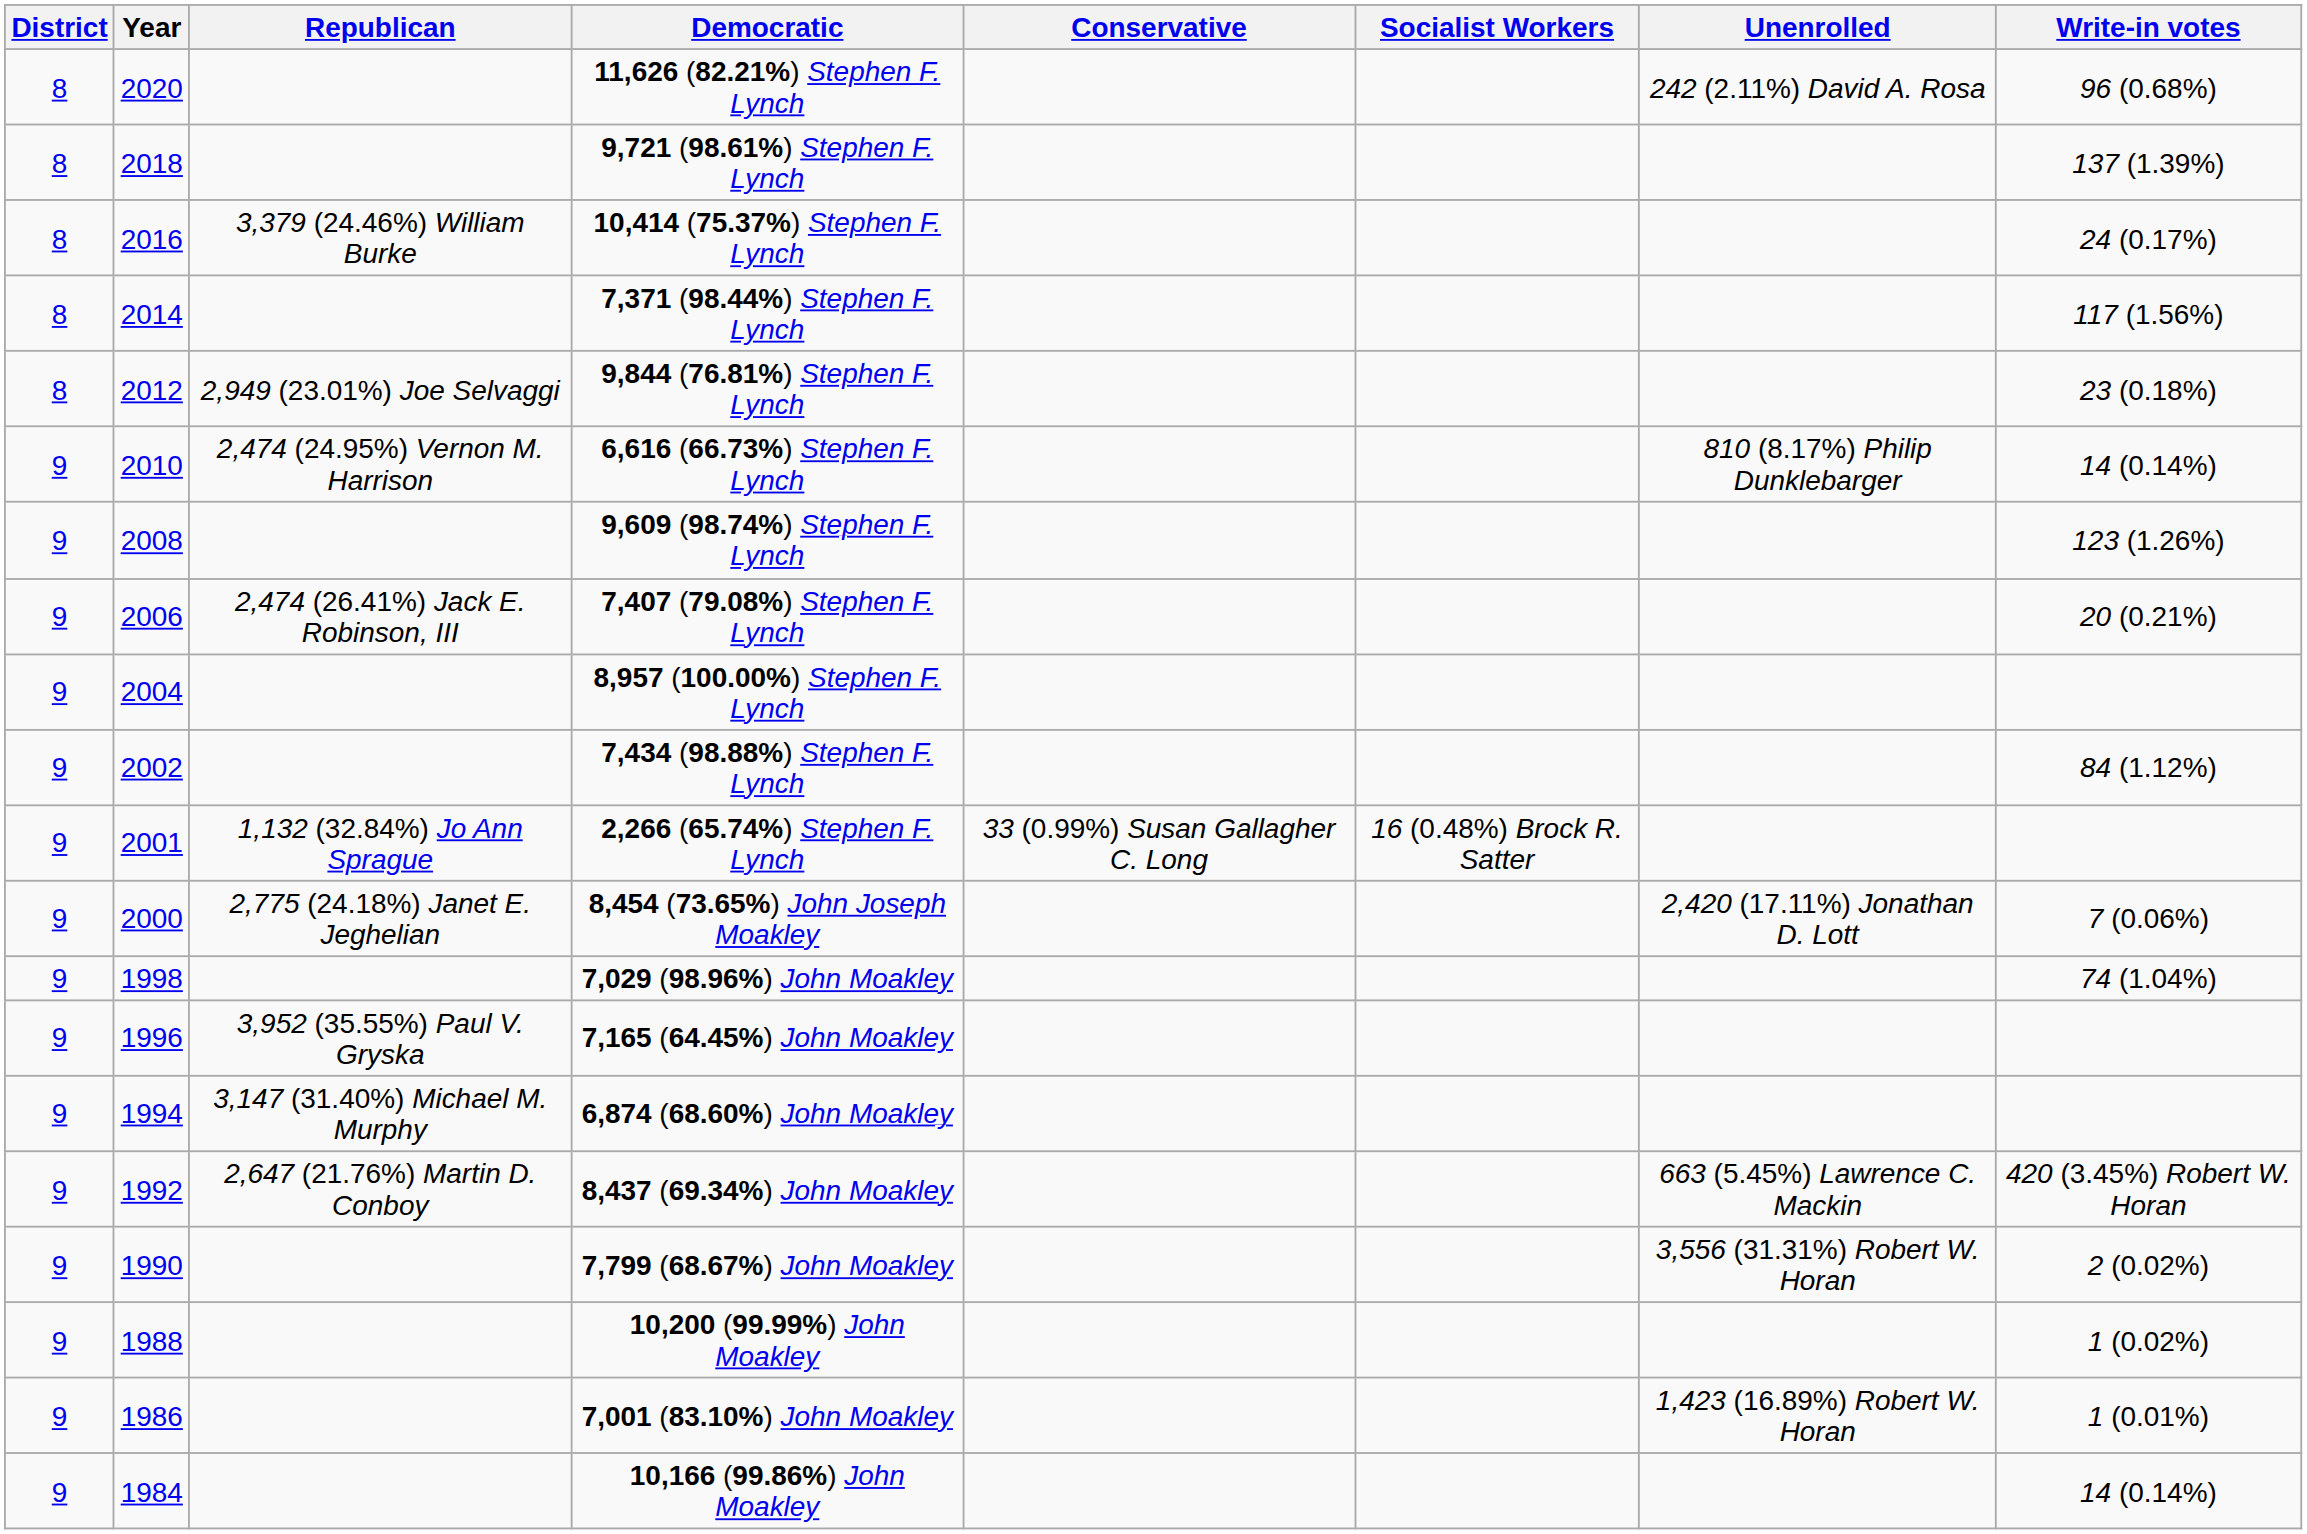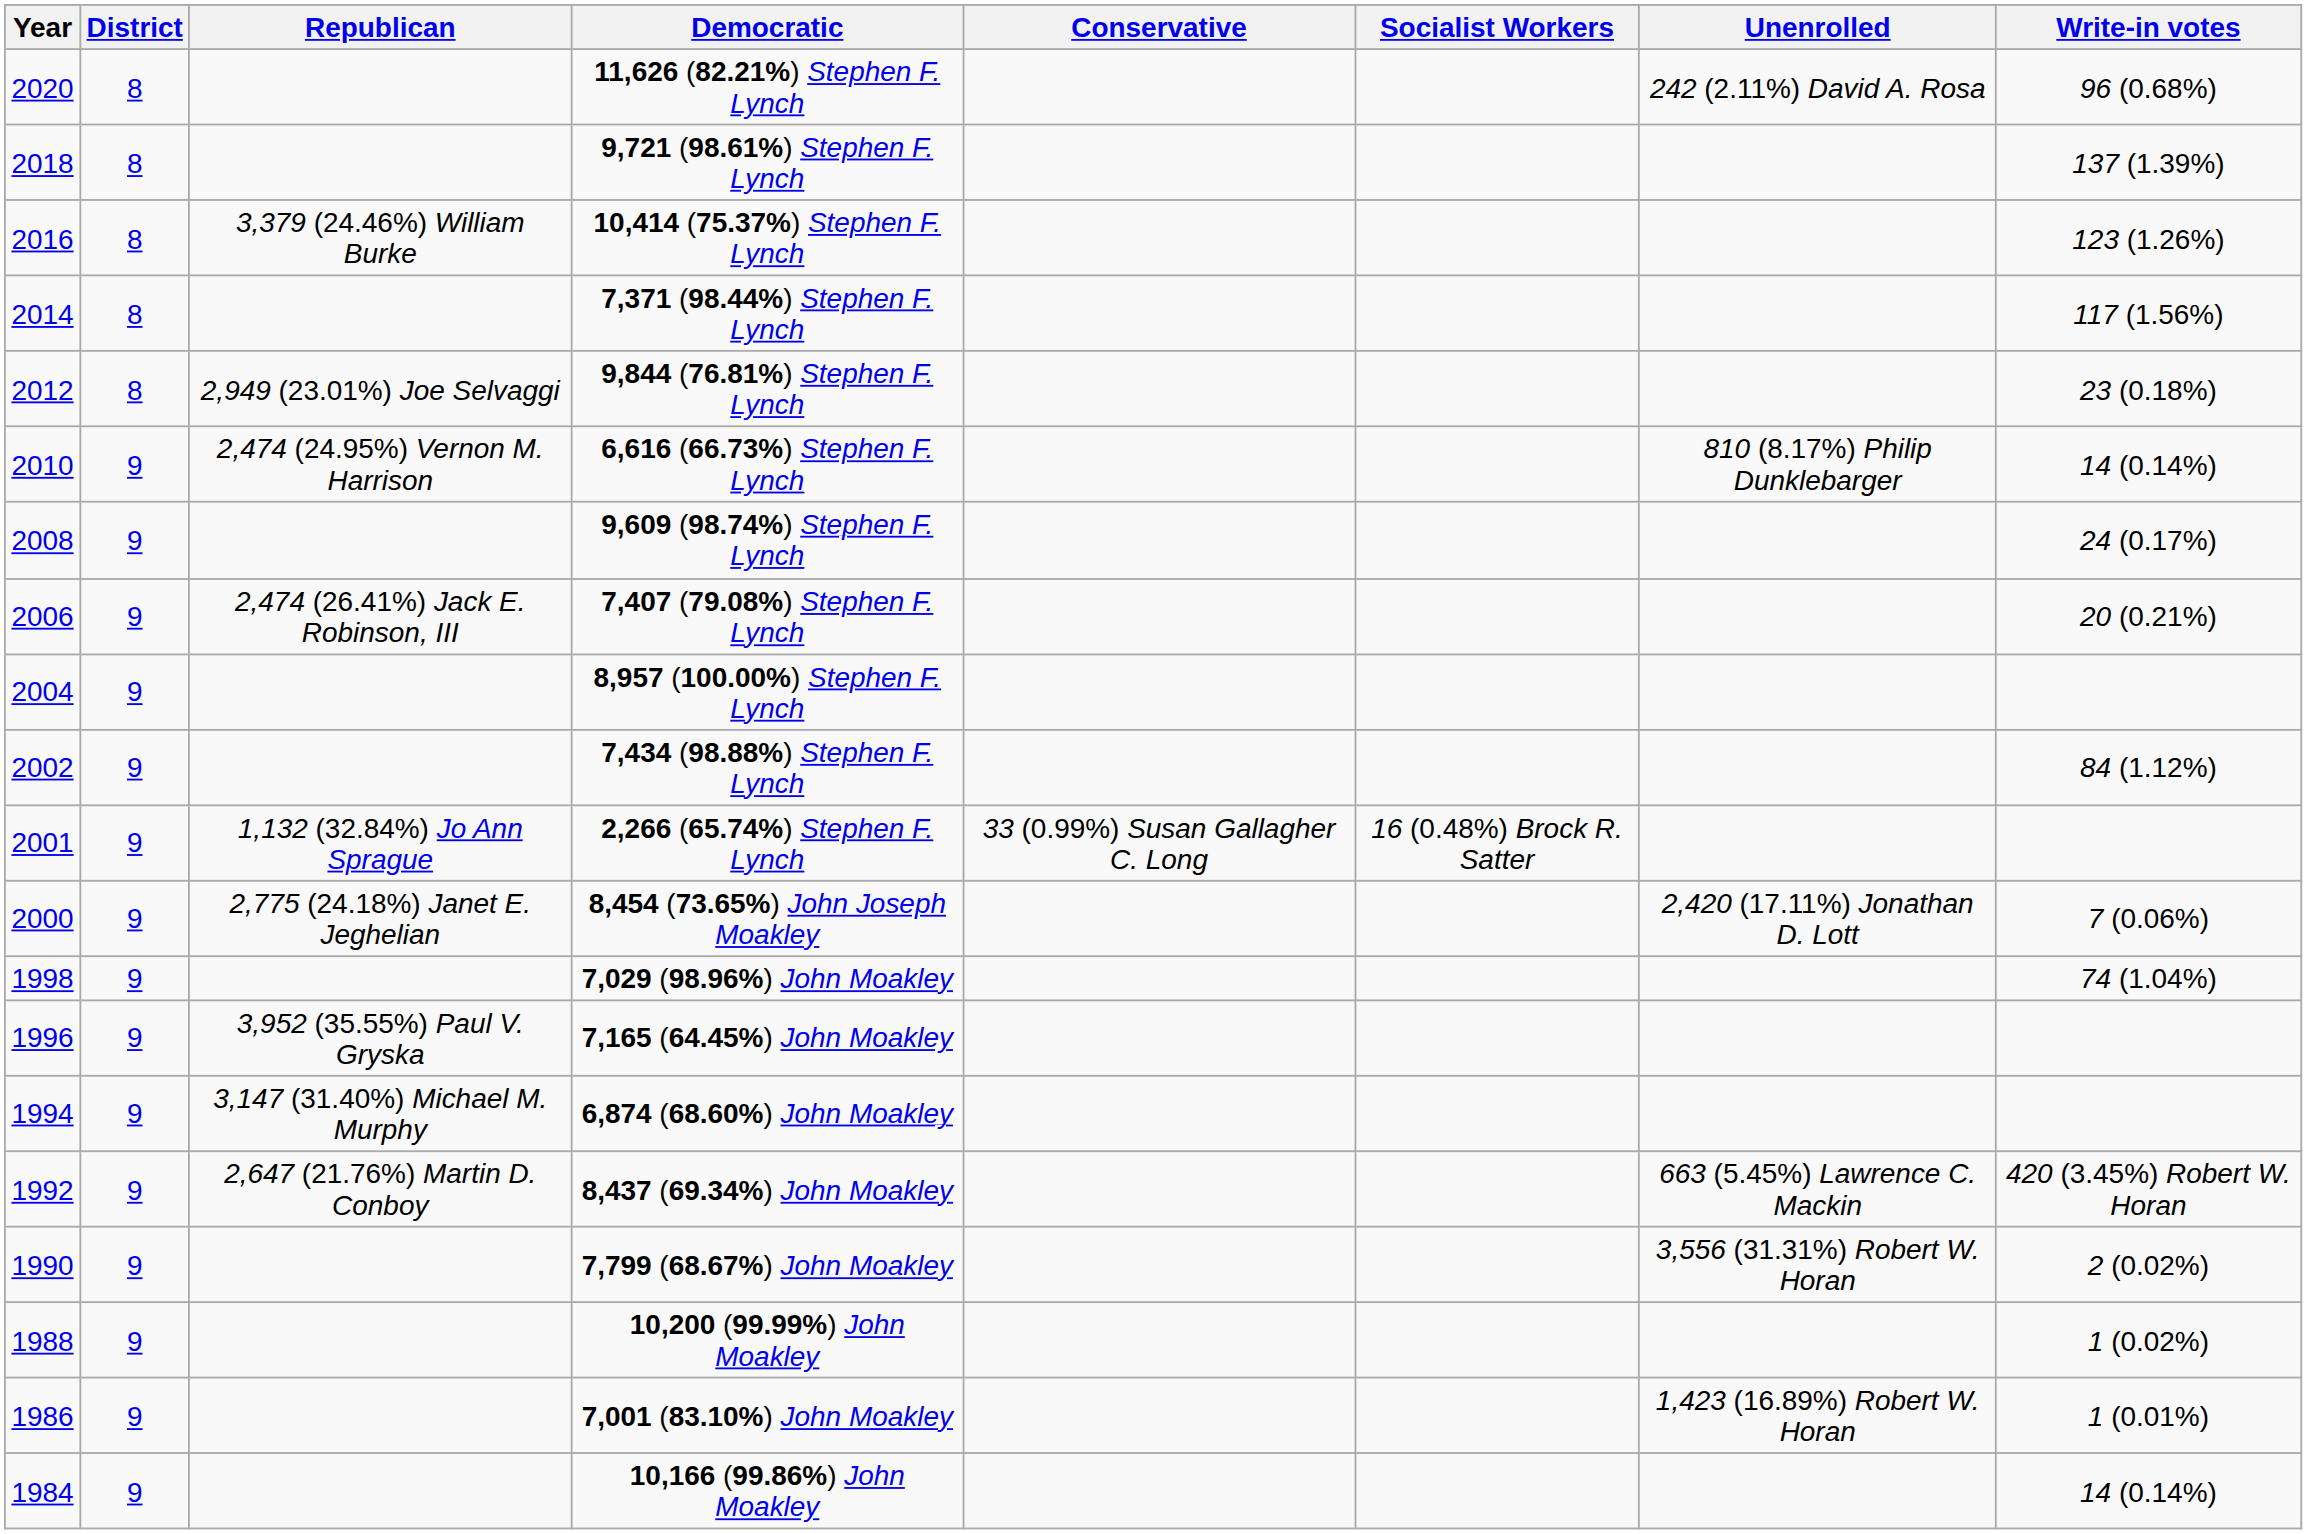columns swapped: (152, 27) <-> (60, 27)
(2148, 238) 24 (0.17%) -> (2148, 238) 123 (1.26%)
(2148, 540) 123 (1.26%) -> (2148, 540) 24 (0.17%)
